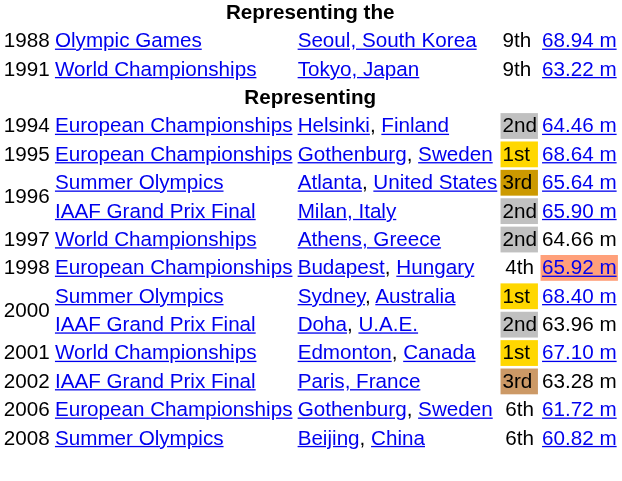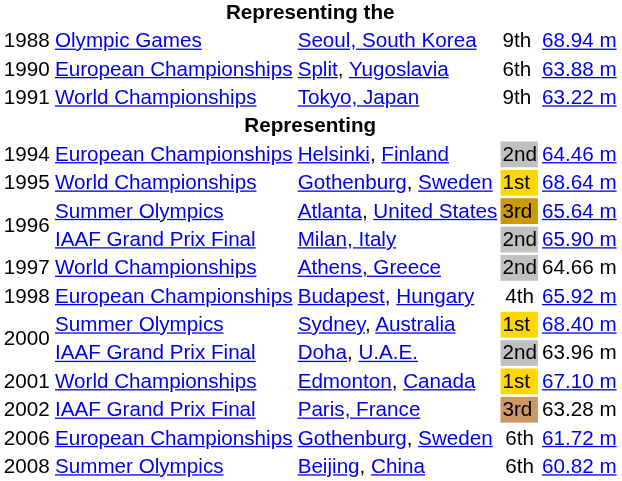+ row: (27, 69)
(174, 154) European Championships -> (156, 182) World Championships
(579, 267) lightsalmon background -> (579, 296) no background
